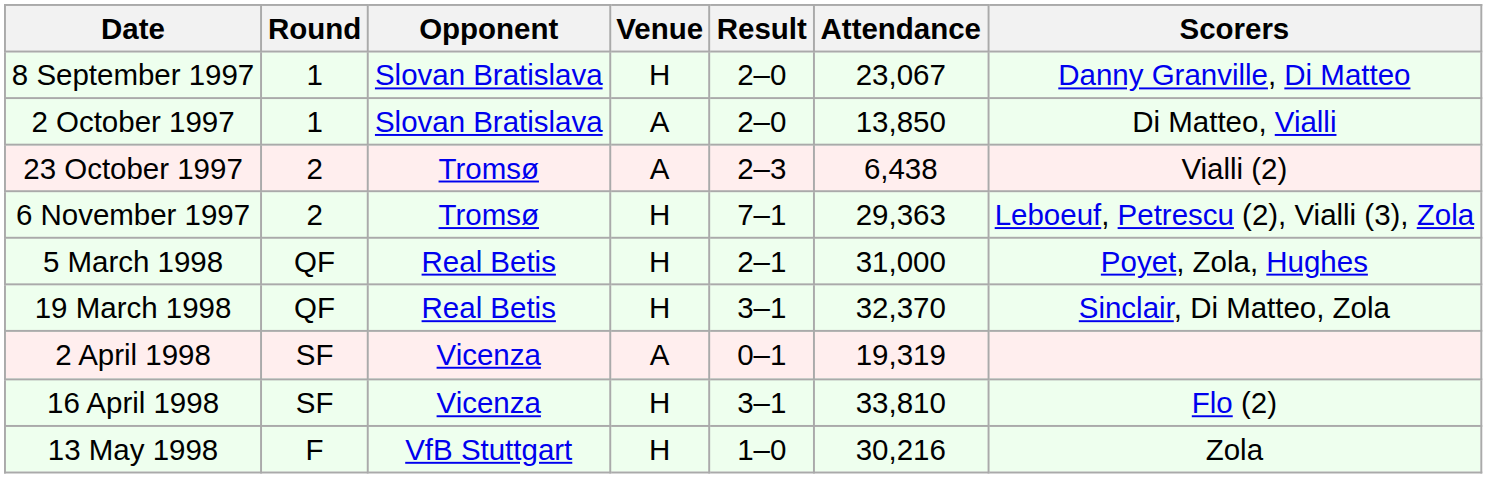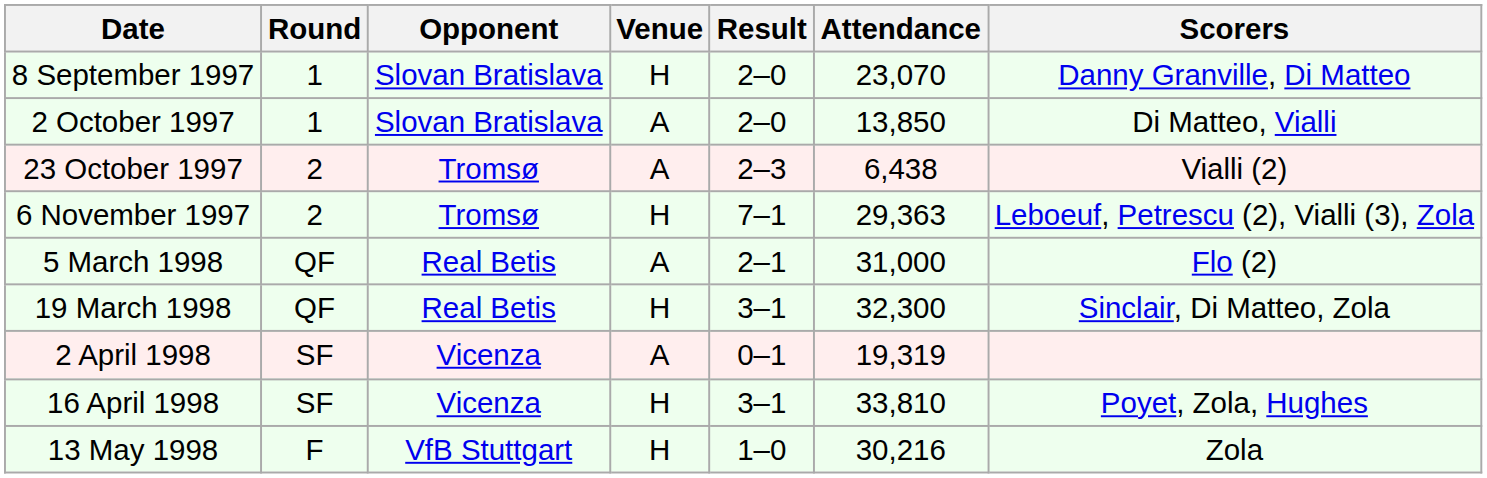(901, 75) 23,067 -> (901, 75) 23,070
(660, 262) H -> (660, 262) A
(1234, 262) Poyet, Zola, Hughes -> (1234, 262) Flo (2)
(901, 309) 32,370 -> (901, 309) 32,300
(1234, 402) Flo (2) -> (1234, 402) Poyet, Zola, Hughes
